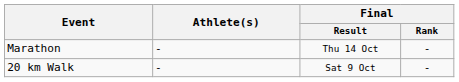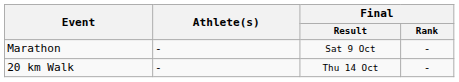(350, 49) Thu 14 Oct -> (350, 49) Sat 9 Oct
(350, 68) Sat 9 Oct -> (350, 68) Thu 14 Oct
